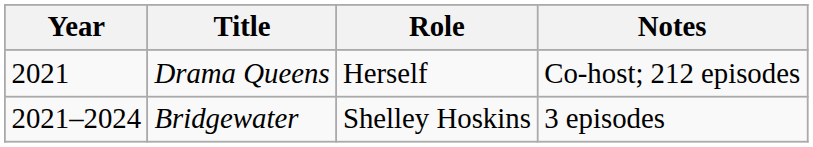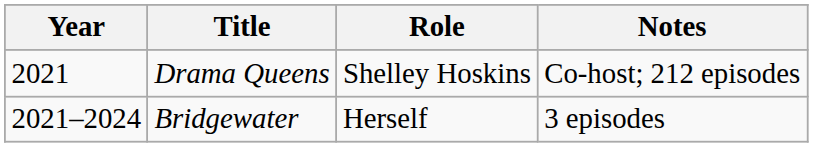(385, 73) Herself -> (437, 73) Shelley Hoskins
(437, 118) Shelley Hoskins -> (385, 118) Herself
